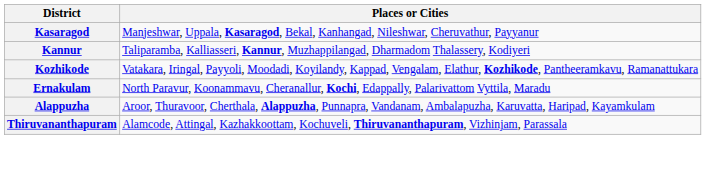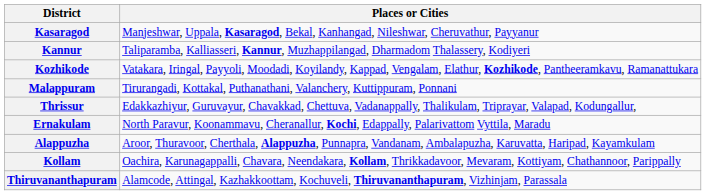+ row: (62, 87)
+ row: (62, 106)
+ row: (62, 161)
